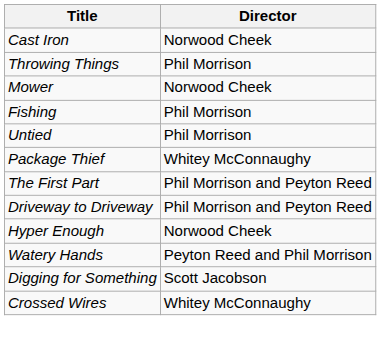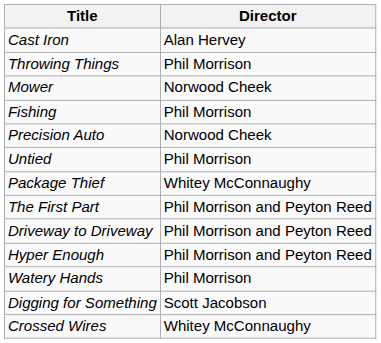(218, 40) Norwood Cheek -> (205, 40) Alan Hervey
+ row: (56, 135)
(218, 231) Norwood Cheek -> (268, 254) Phil Morrison and Peyton Reed
(268, 254) Peyton Reed and Phil Morrison -> (208, 278) Phil Morrison
